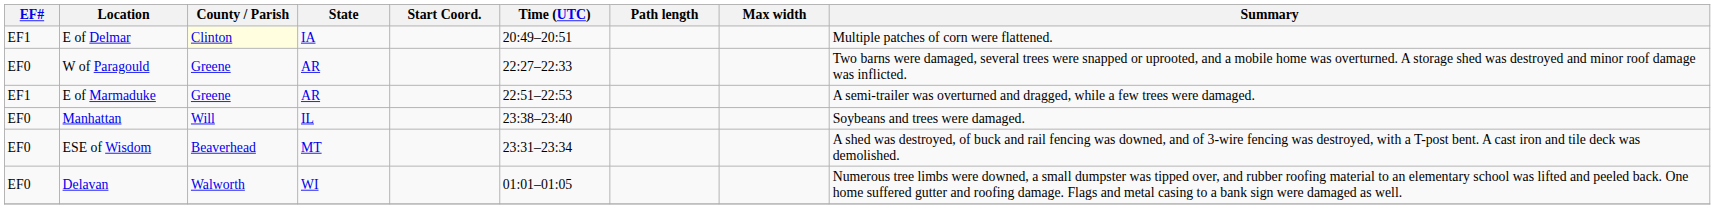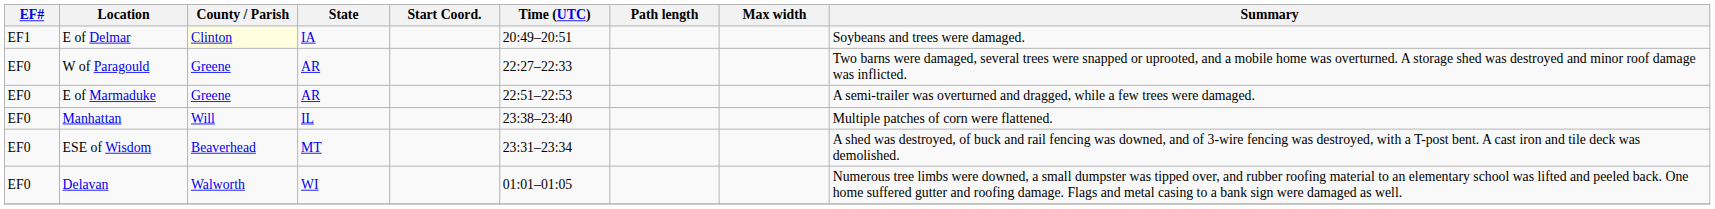(943, 37) Multiple patches of corn were flattened. -> (929, 37) Soybeans and trees were damaged.
(19, 96) EF1 -> (19, 96) EF0
(929, 118) Soybeans and trees were damaged. -> (943, 118) Multiple patches of corn were flattened.
